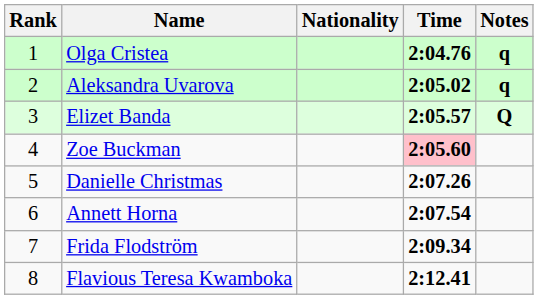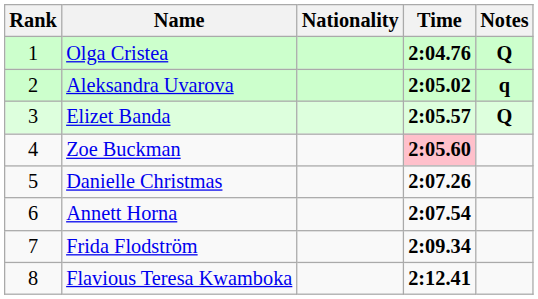(504, 52) q -> (504, 52) Q
